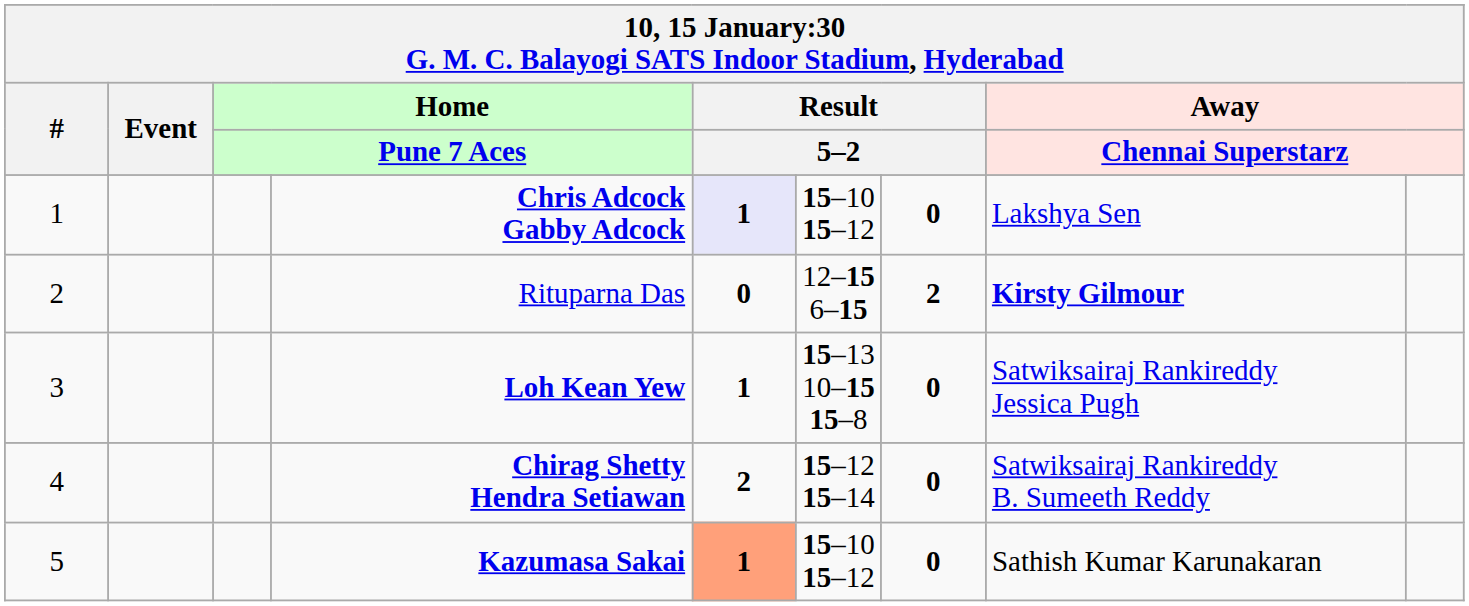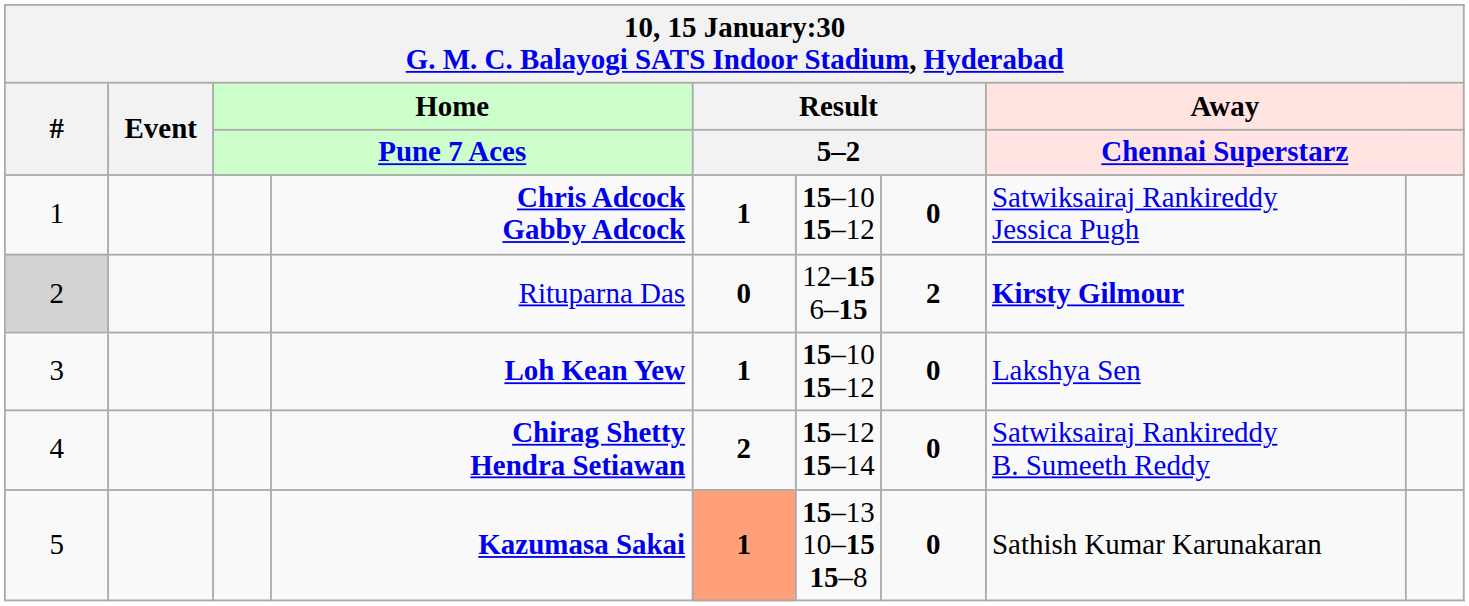(744, 214) lavender background -> (744, 214) no background
(1066, 214) Lakshya Sen -> (1135, 214) Satwiksairaj Rankireddy Jessica Pugh
(57, 292) no background -> (57, 292) lightgrey background
(839, 387) 15–13 10–15 15–8 -> (839, 371) 15–10 15–12
(1135, 387) Satwiksairaj Rankireddy Jessica Pugh -> (1066, 371) Lakshya Sen
(839, 560) 15–10 15–12 -> (839, 544) 15–13 10–15 15–8
